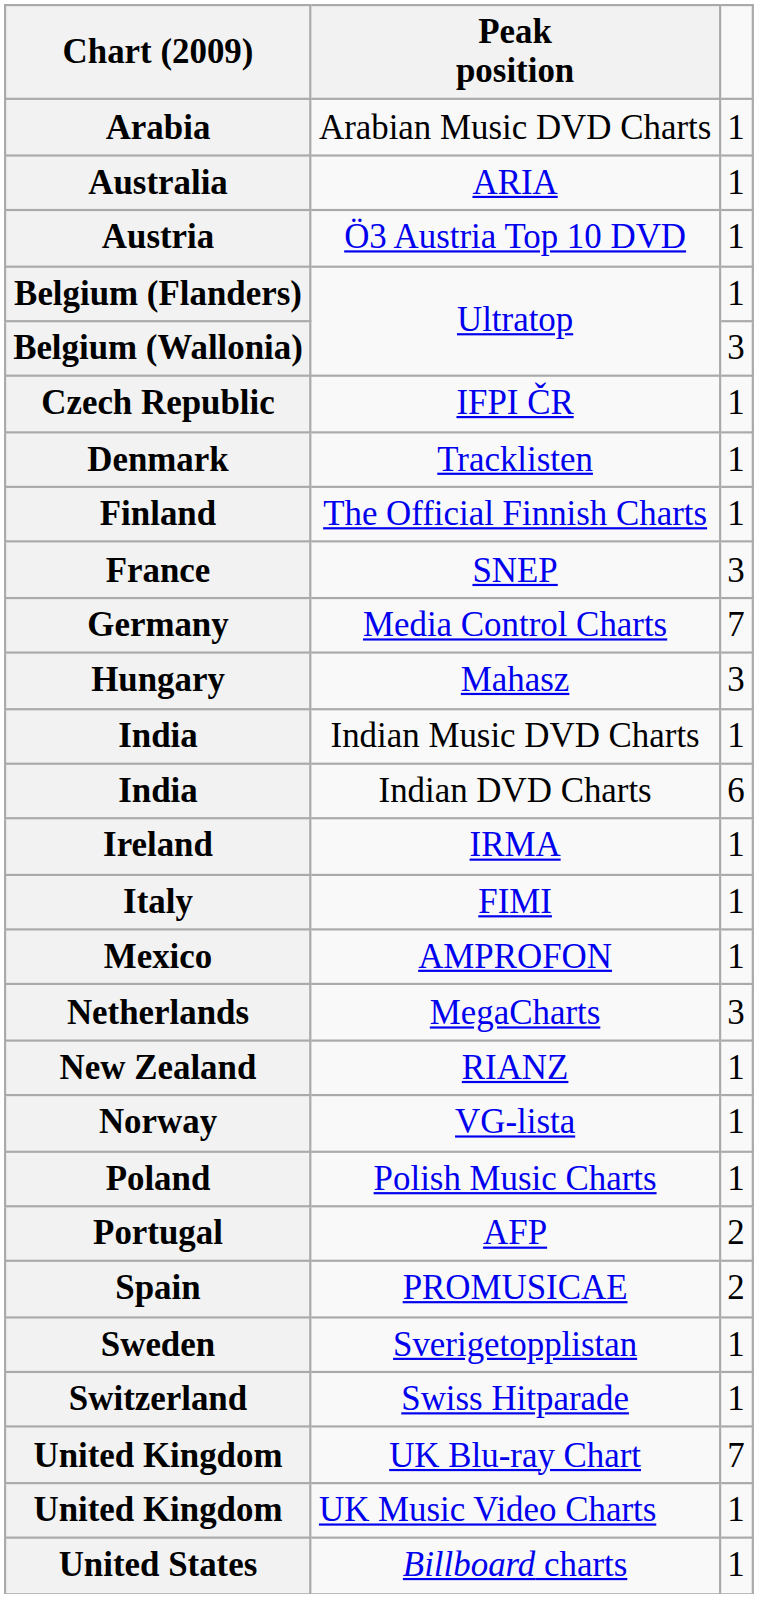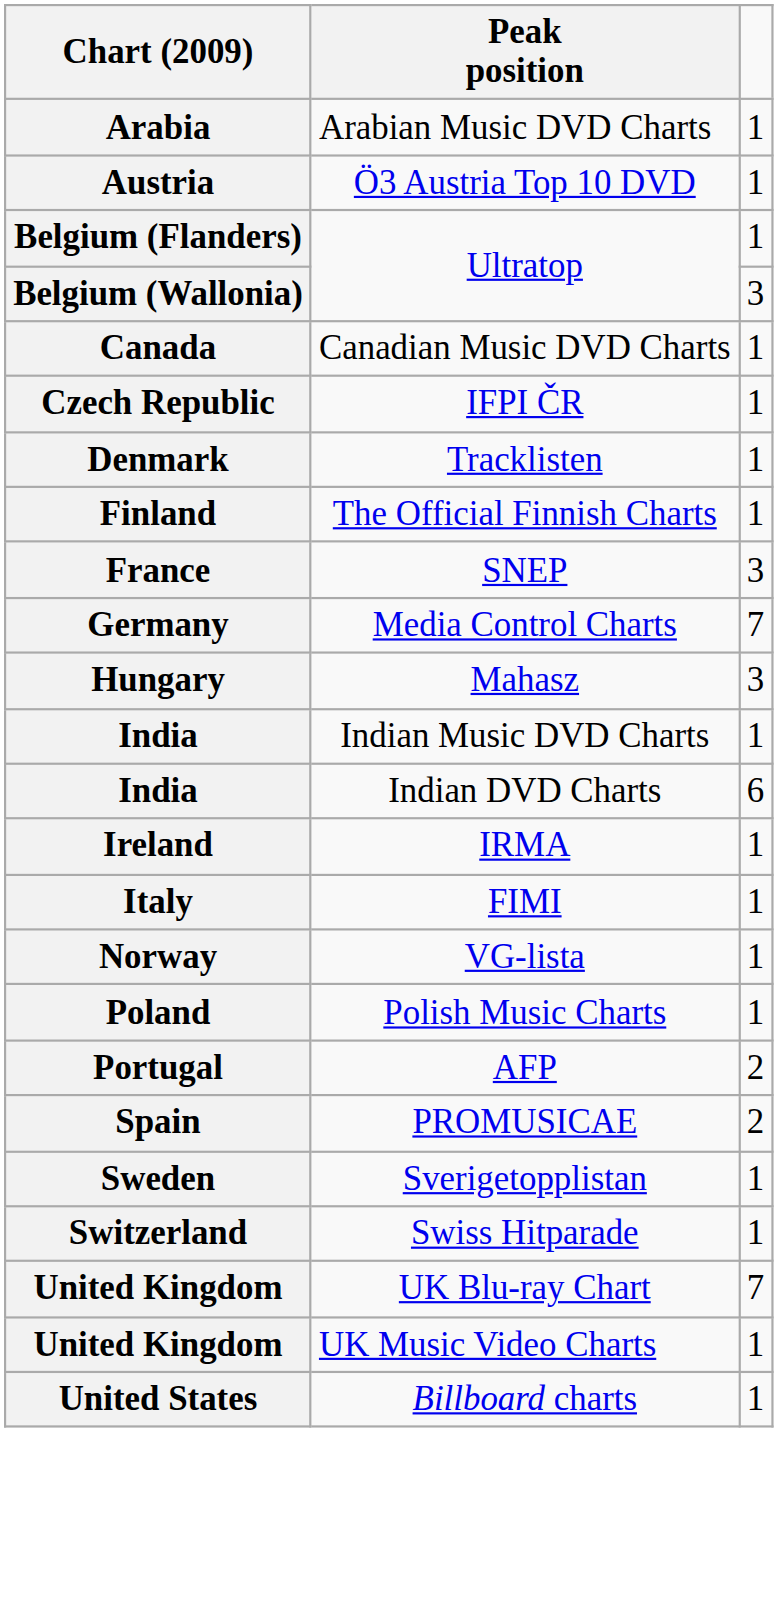- row: (158, 182)
+ row: (158, 347)
- row: (158, 956)
- row: (158, 1011)
- row: (158, 1067)
